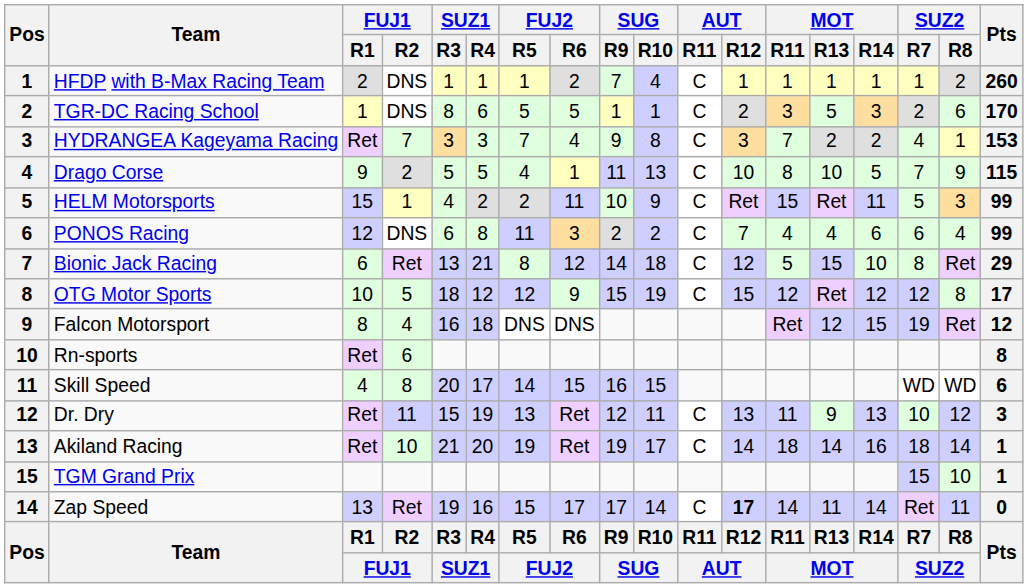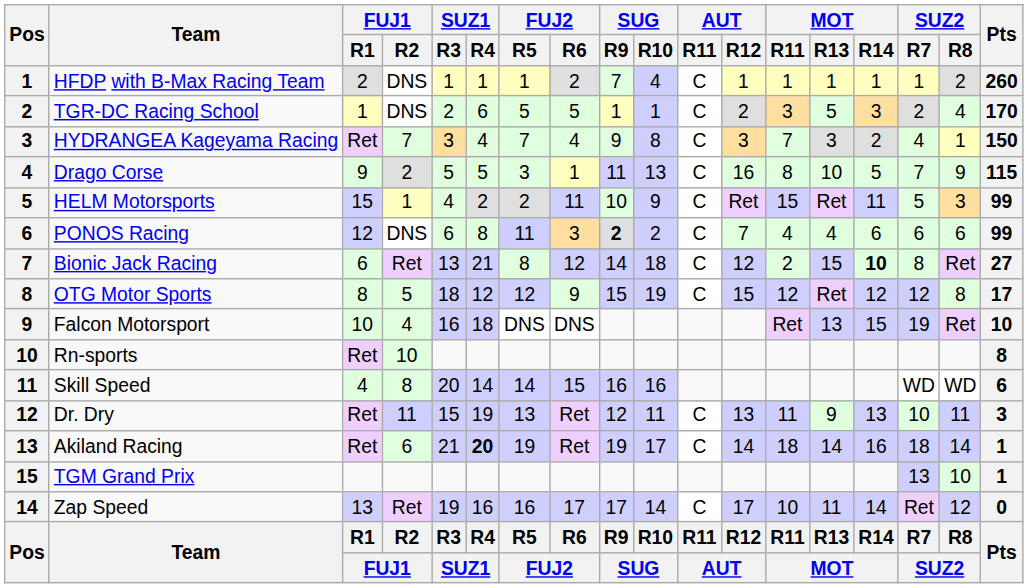(449, 111) 8 -> (449, 111) 2
(960, 111) 6 -> (960, 111) 4
(483, 141) 3 -> (483, 141) 4
(831, 141) 2 -> (831, 141) 3
(1002, 141) 153 -> (1002, 141) 150
(524, 172) 4 -> (524, 172) 3
(743, 172) 10 -> (743, 172) 16
(616, 233) normal -> (616, 233) bold
(960, 233) 4 -> (960, 233) 6
(787, 263) 5 -> (787, 263) 2
(876, 263) normal -> (876, 263) bold
(1002, 263) 29 -> (1002, 263) 27
(362, 293) 10 -> (362, 293) 8
(362, 324) 8 -> (362, 324) 10
(831, 324) 12 -> (831, 324) 13
(1002, 324) 12 -> (1002, 324) 10
(407, 354) 6 -> (407, 354) 10
(483, 385) 17 -> (483, 385) 14
(655, 385) 15 -> (655, 385) 16
(960, 415) 12 -> (960, 415) 11
(407, 446) 10 -> (407, 446) 6
(483, 446) normal -> (483, 446) bold
(919, 476) 15 -> (919, 476) 13
(524, 507) 15 -> (524, 507) 16
(743, 507) bold -> (743, 507) normal
(787, 507) 14 -> (787, 507) 10
(960, 507) 11 -> (960, 507) 12
